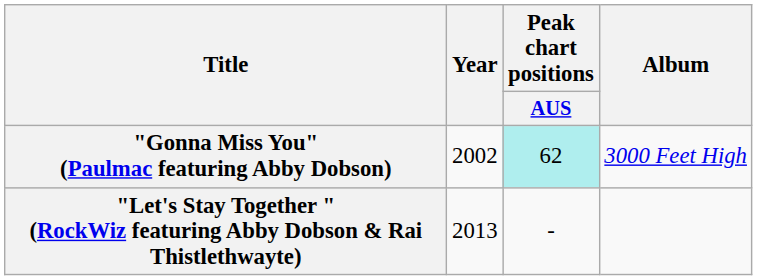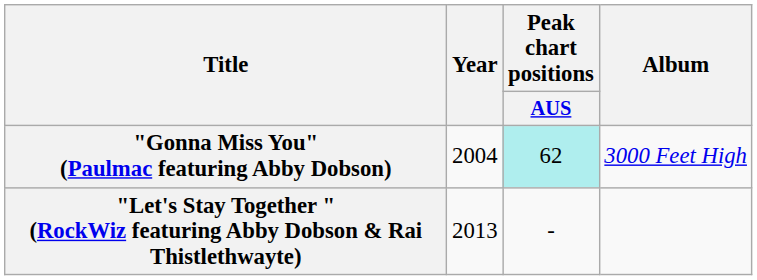(475, 156) 2002 -> (475, 156) 2004
